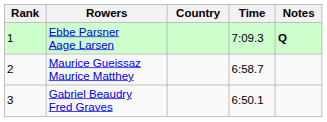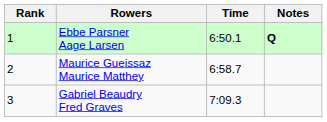- column: (198, 13)
(248, 38) 7:09.3 -> (225, 38) 6:50.1
(248, 100) 6:50.1 -> (225, 100) 7:09.3
